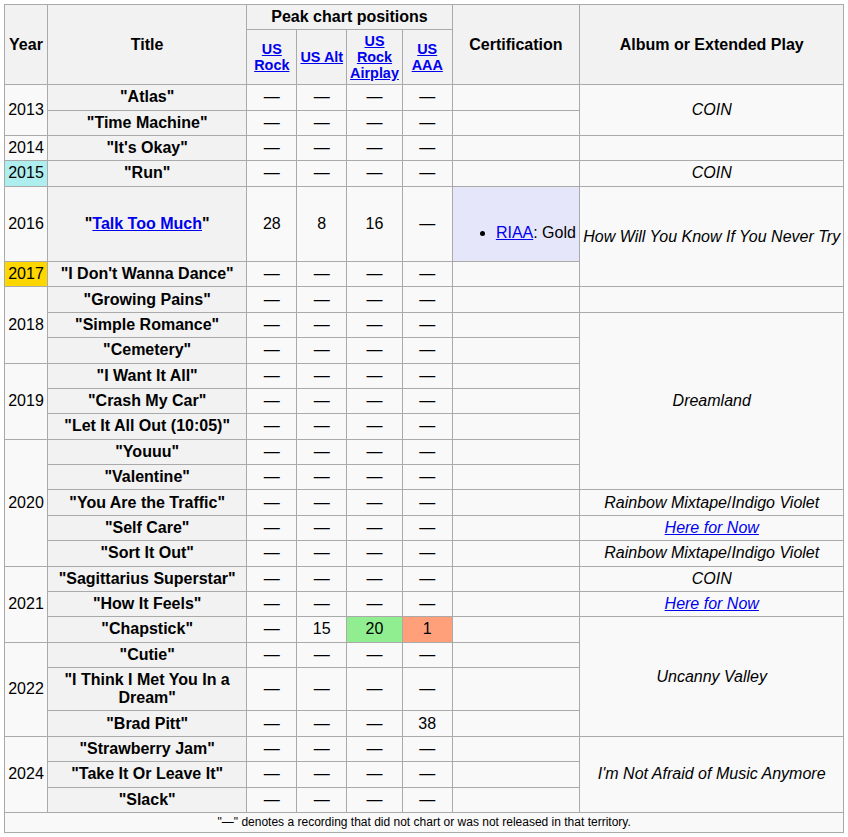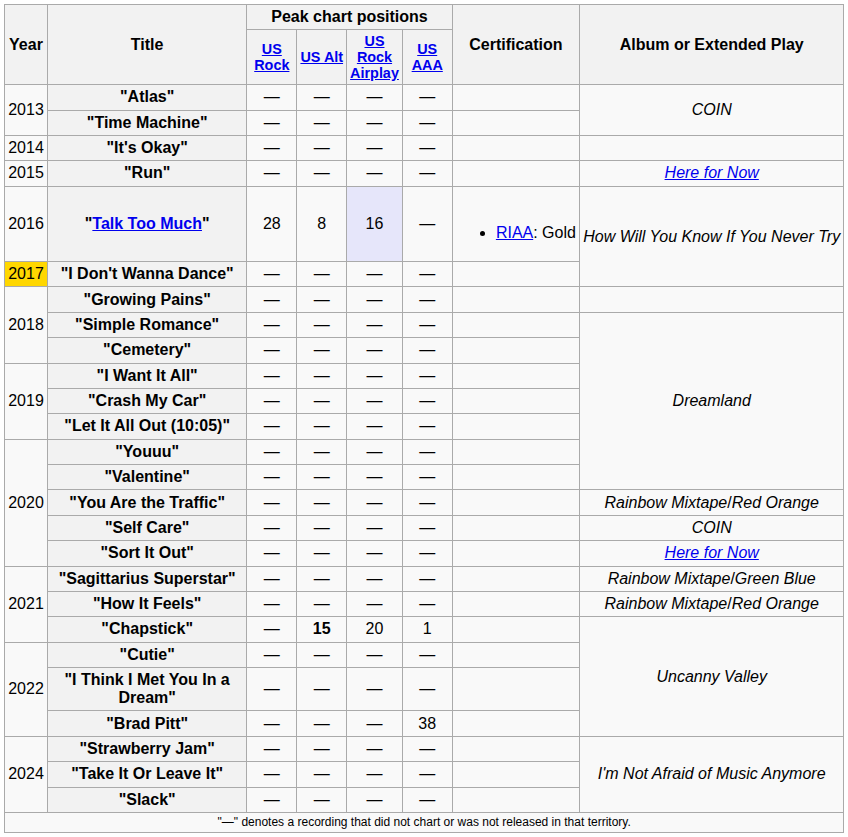(26, 173) paleturquoise background -> (26, 173) no background
(712, 173) COIN -> (712, 173) Here for Now
(374, 223) no background -> (374, 223) lavender background
(516, 233) lavender background -> (516, 233) no background
(712, 502) Rainbow Mixtape/Indigo Violet -> (712, 502) Rainbow Mixtape/Red Orange
(712, 527) Here for Now -> (712, 527) COIN
(712, 553) Rainbow Mixtape/Indigo Violet -> (712, 553) Here for Now
(712, 578) COIN -> (712, 578) Rainbow Mixtape/Green Blue
(712, 604) Here for Now -> (712, 604) Rainbow Mixtape/Red Orange
(322, 629) normal -> (322, 629) bold
(374, 629) lightgreen background -> (374, 629) no background
(427, 629) lightsalmon background -> (427, 629) no background
